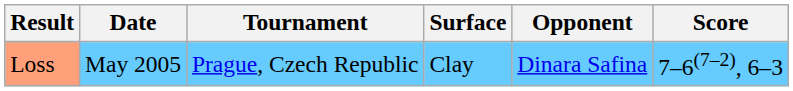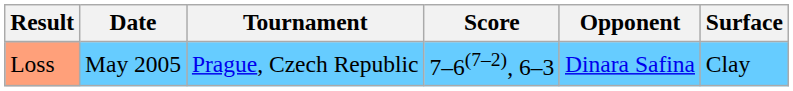columns swapped: (468, 23) <-> (720, 23)
